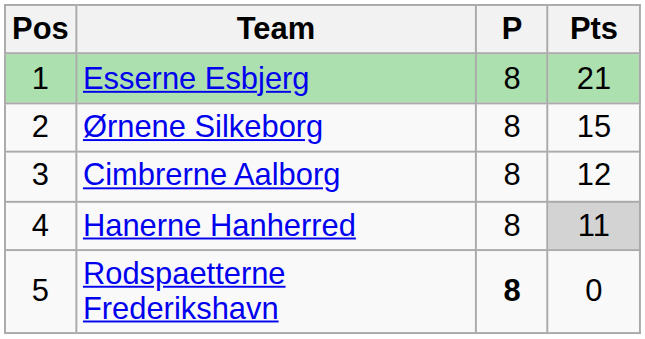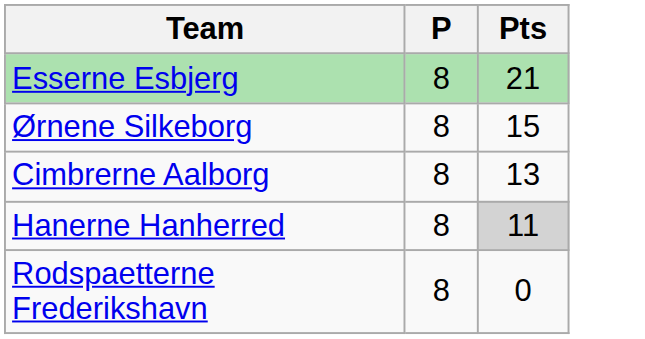- column: (40, 28)
(594, 175) 12 -> (523, 175) 13
(512, 291) bold -> (441, 291) normal
